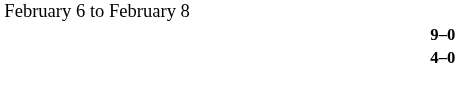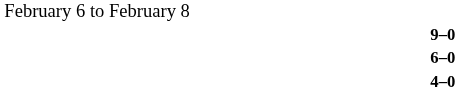+ row: (443, 58)
